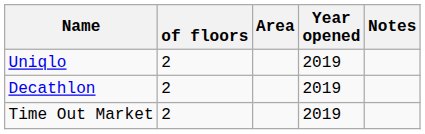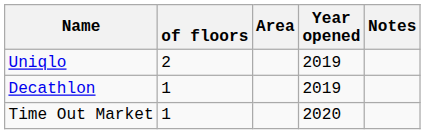(166, 89) 2 -> (166, 89) 1
(166, 115) 2 -> (166, 115) 1
(322, 115) 2019 -> (322, 115) 2020
